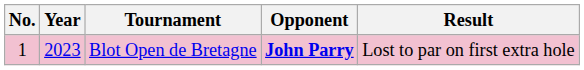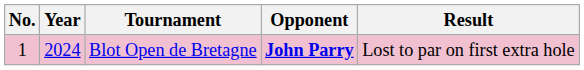(62, 49) 2023 -> (62, 49) 2024
